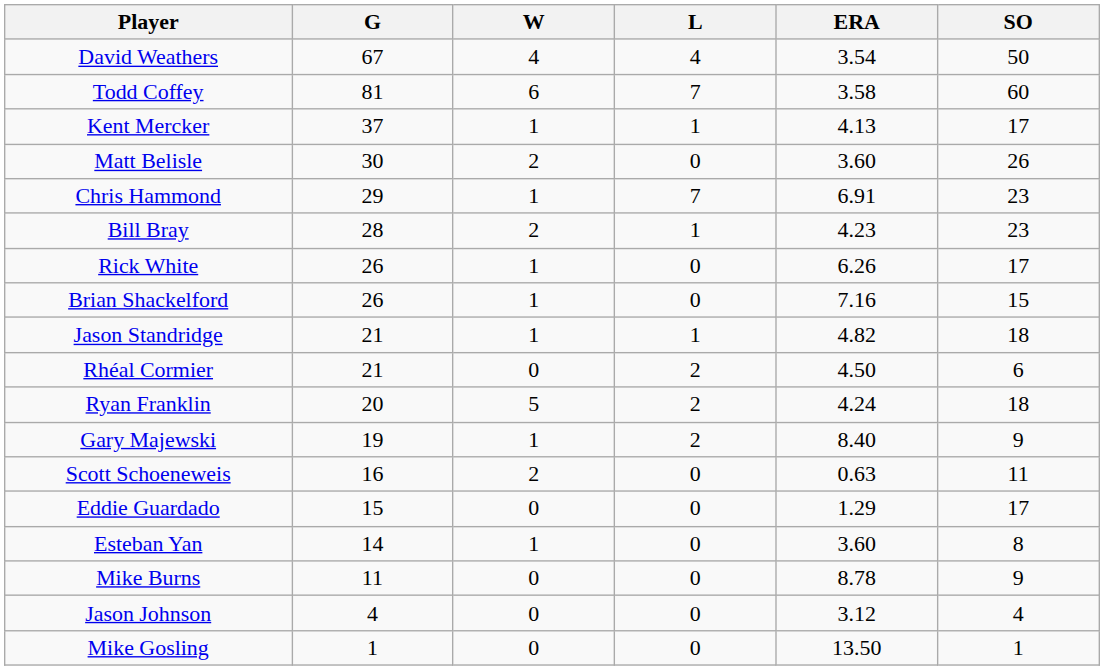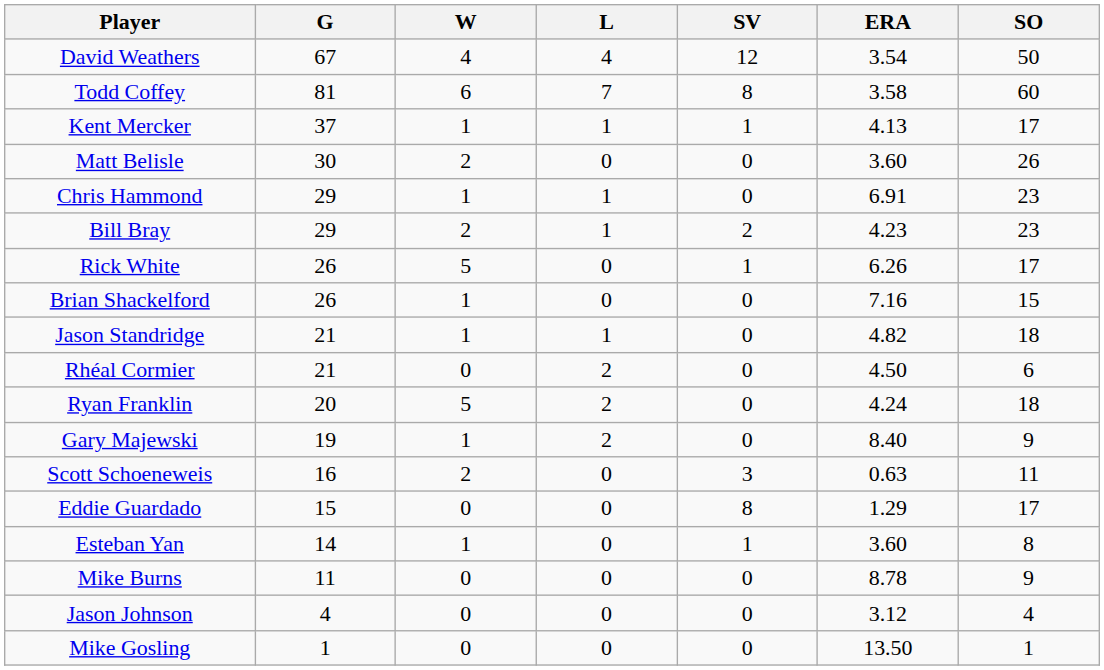+ column: (747, 21)
(695, 195) 7 -> (607, 195) 1
(372, 230) 28 -> (325, 230) 29
(534, 265) 1 -> (466, 265) 5
